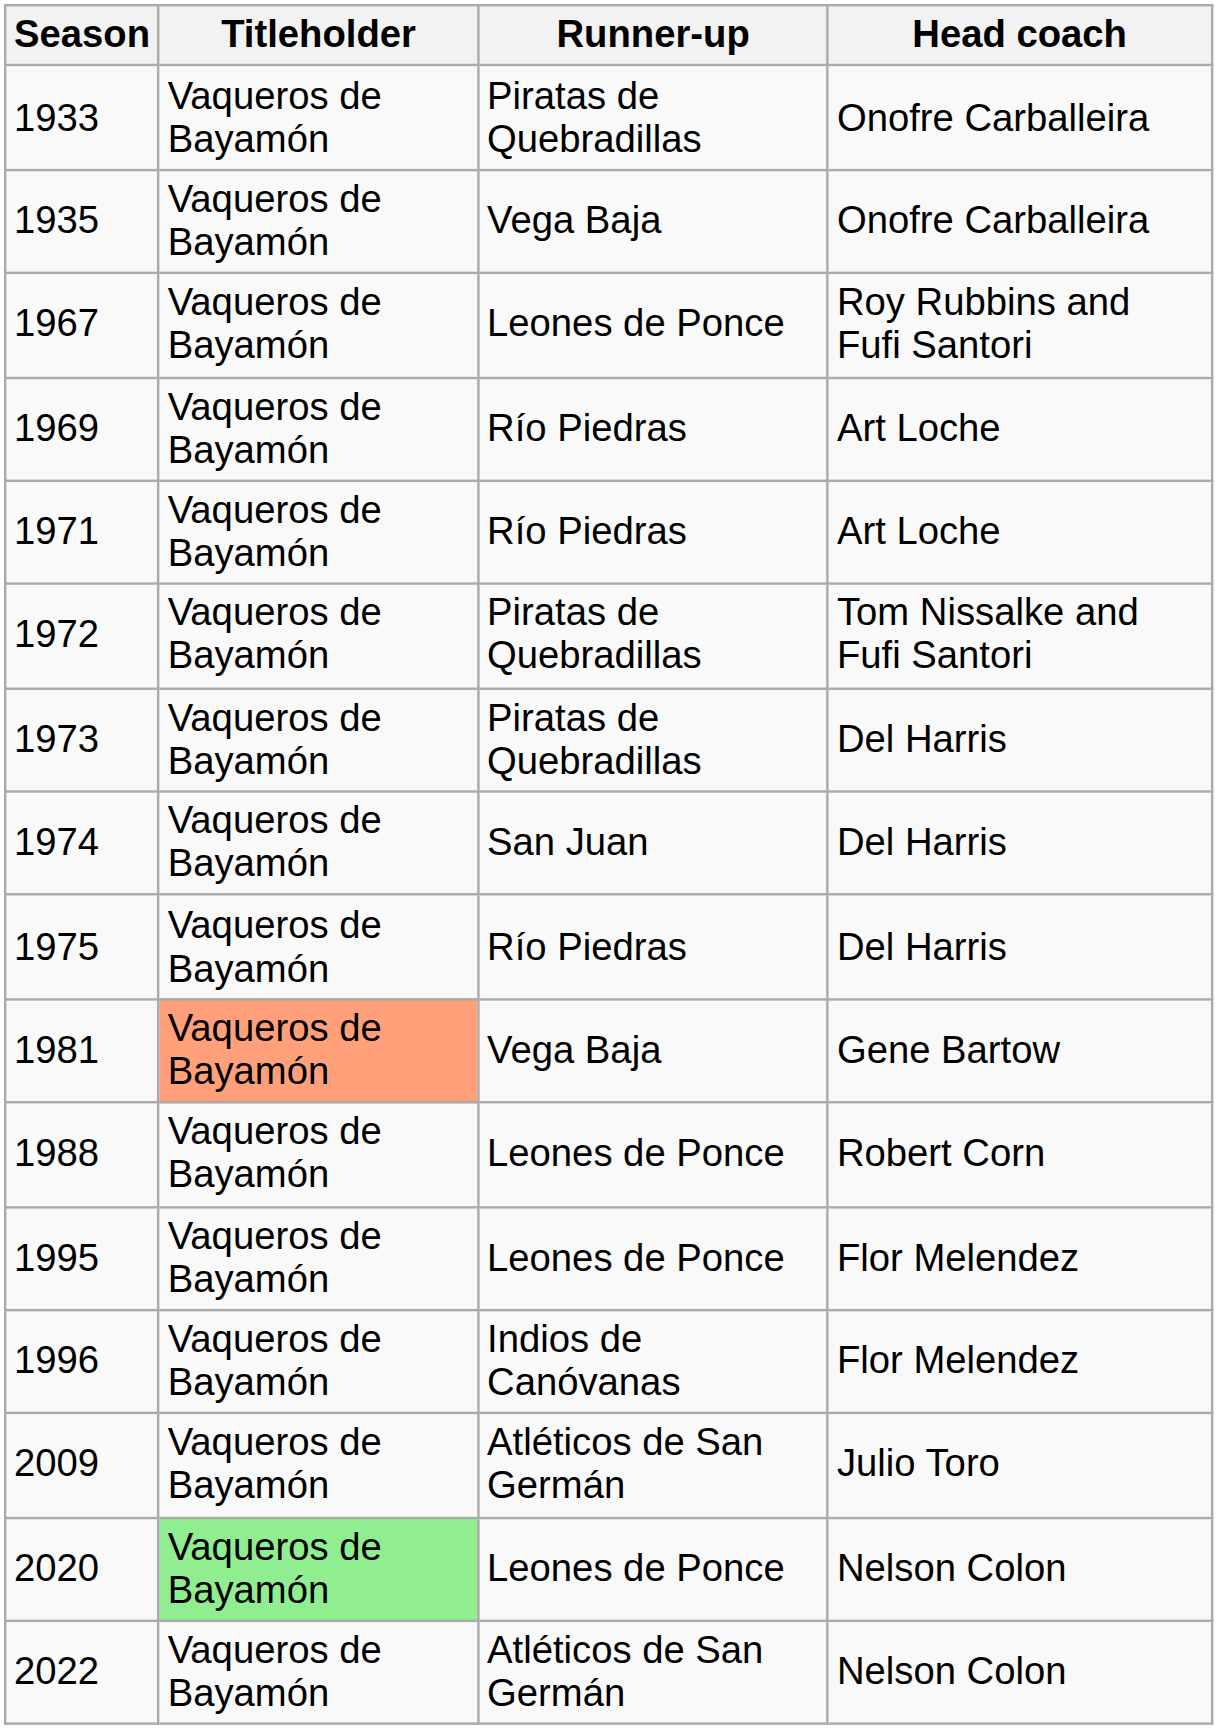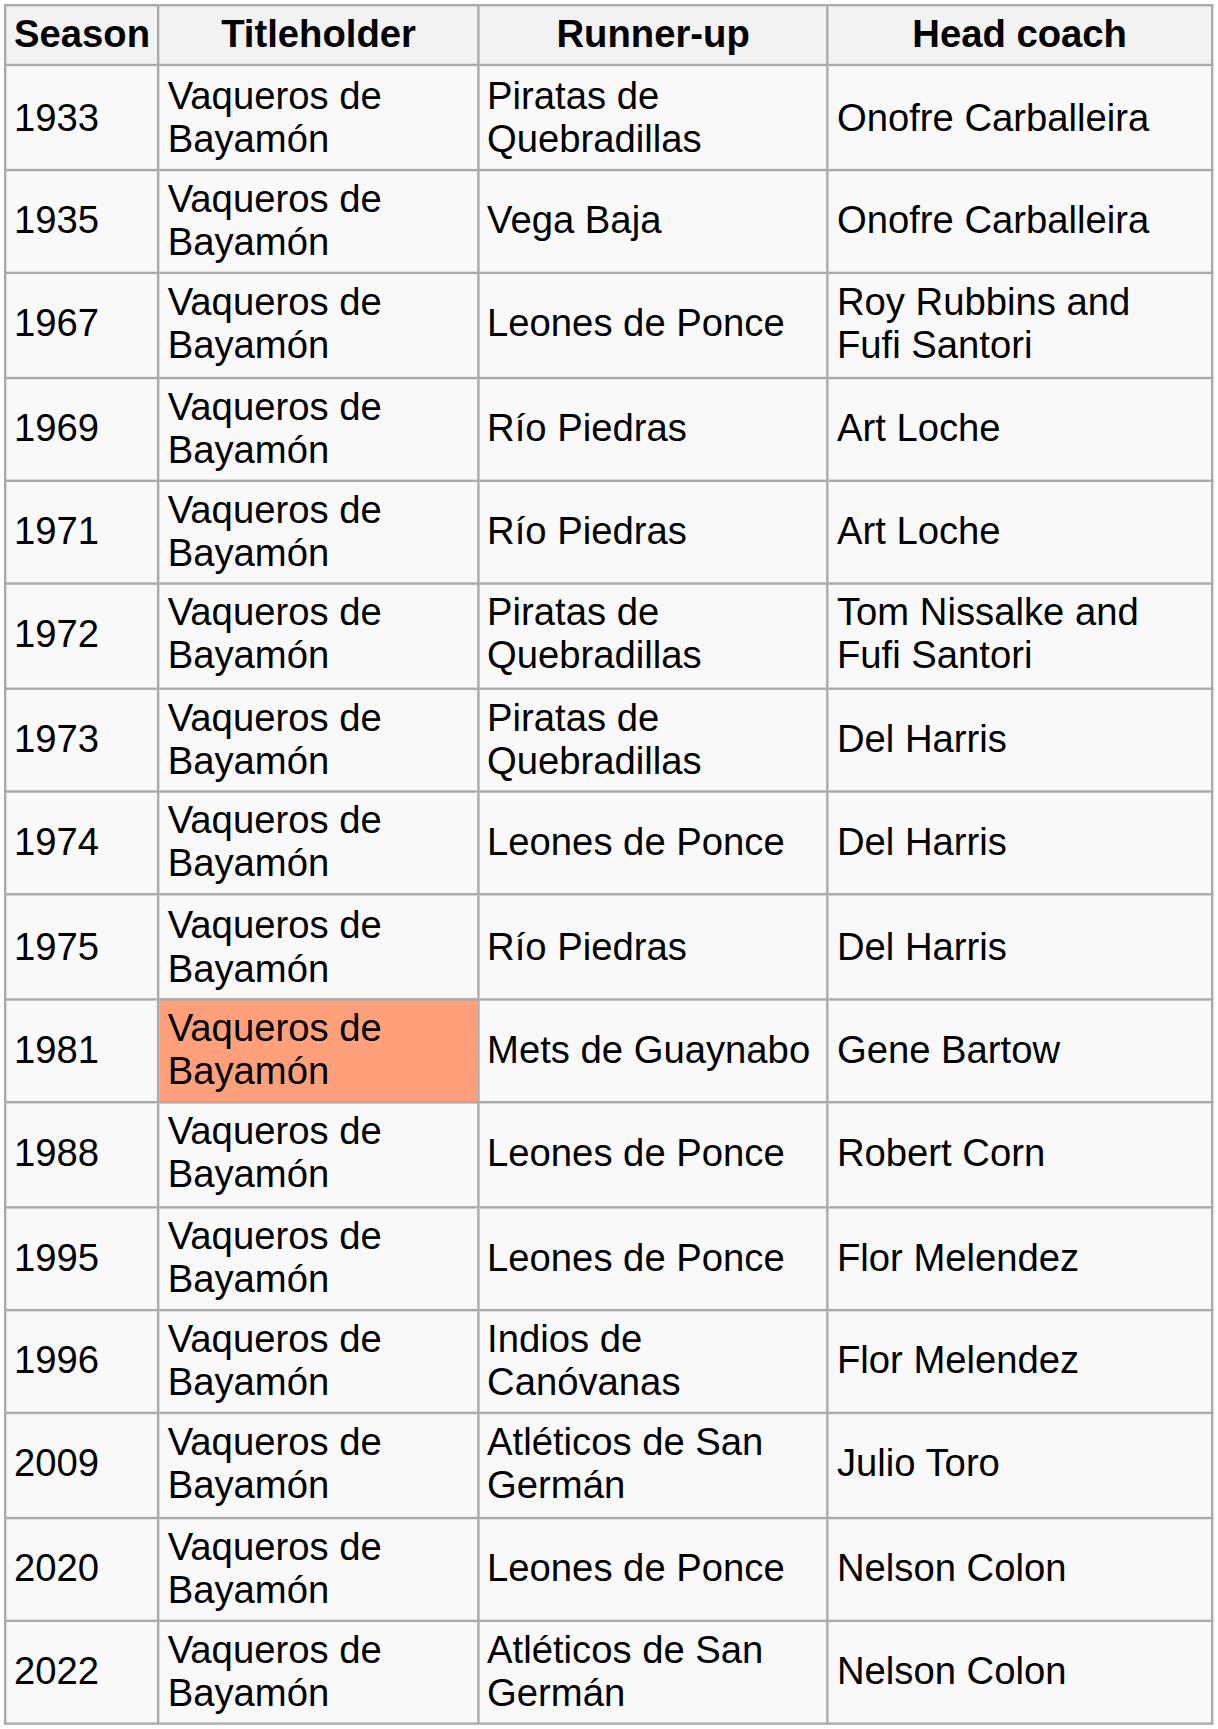(568, 842) San Juan -> (636, 842) Leones de Ponce
(574, 1049) Vega Baja -> (649, 1049) Mets de Guaynabo
(275, 1568) lightgreen background -> (275, 1568) no background
